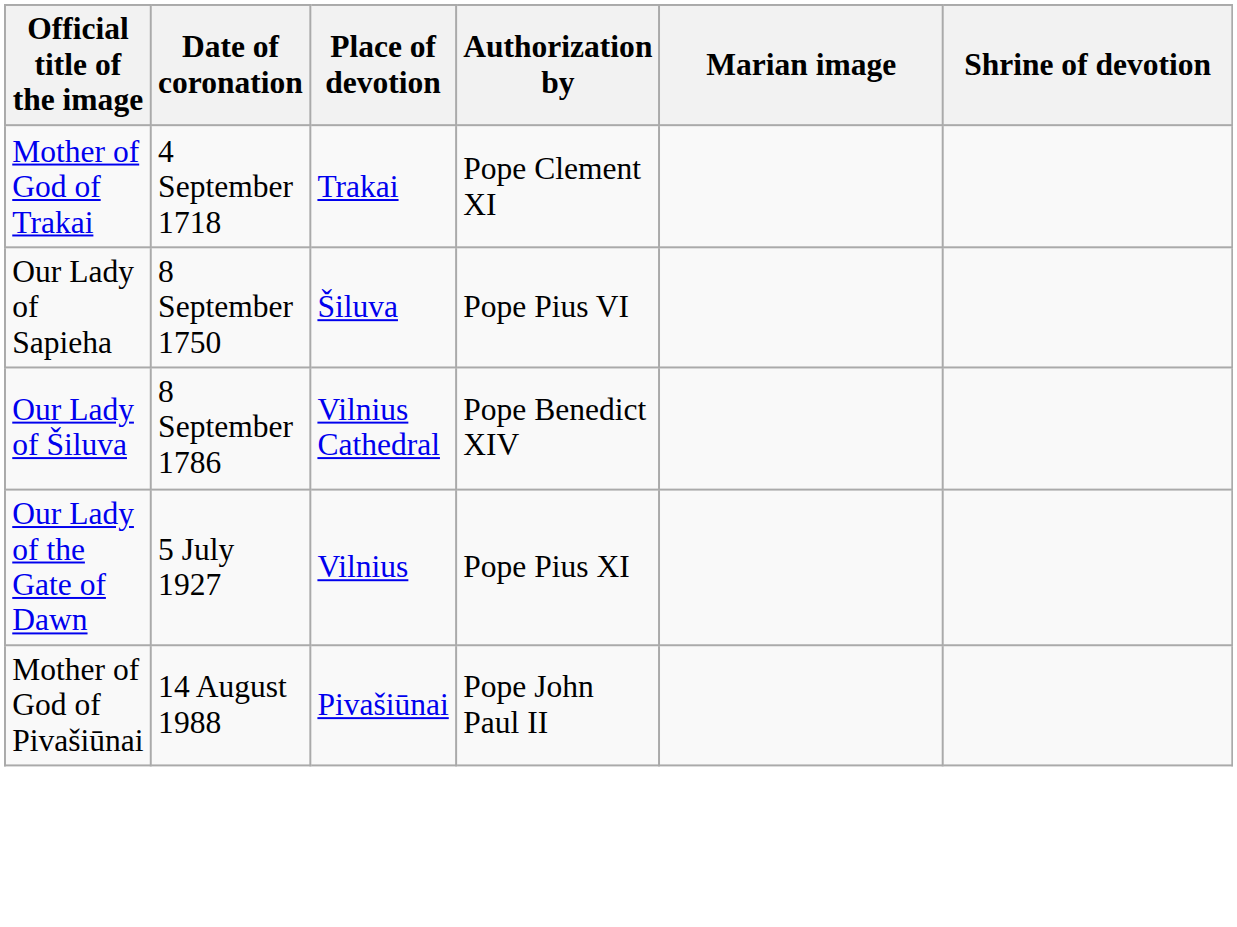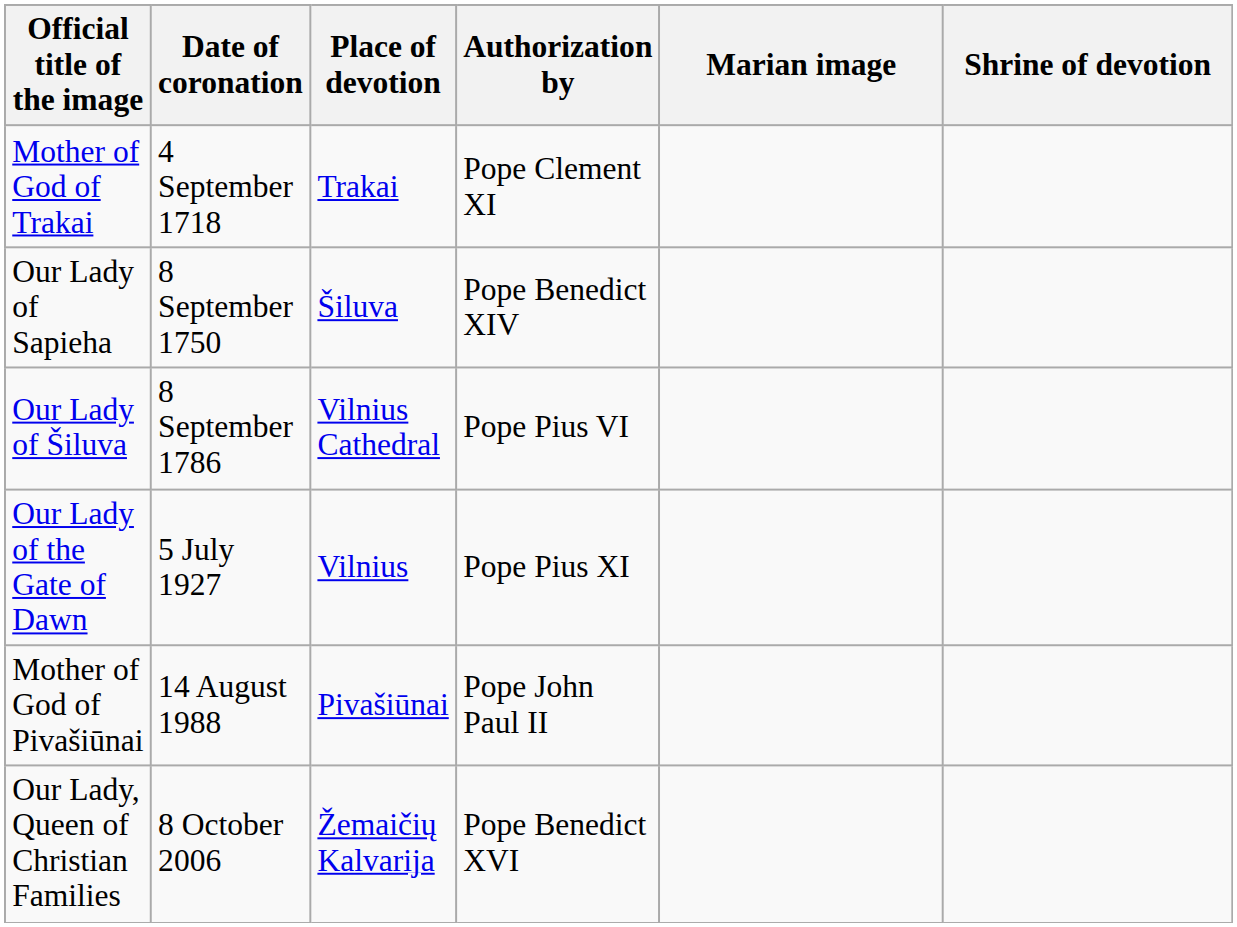(546, 306) Pope Pius VI -> (555, 306) Pope Benedict XIV
(555, 427) Pope Benedict XIV -> (546, 427) Pope Pius VI
+ row: (76, 843)
